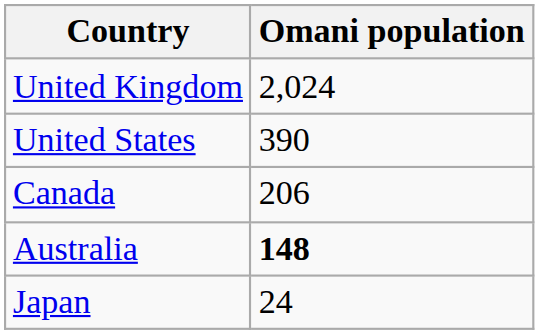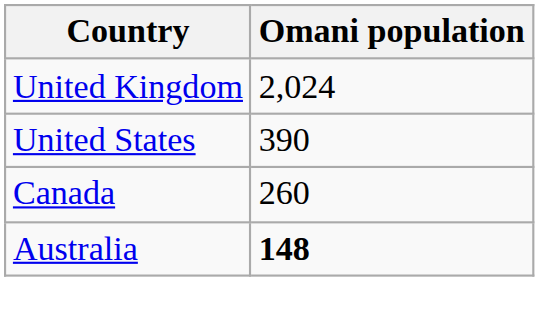(284, 193) 206 -> (284, 193) 260
- row: (52, 301)
